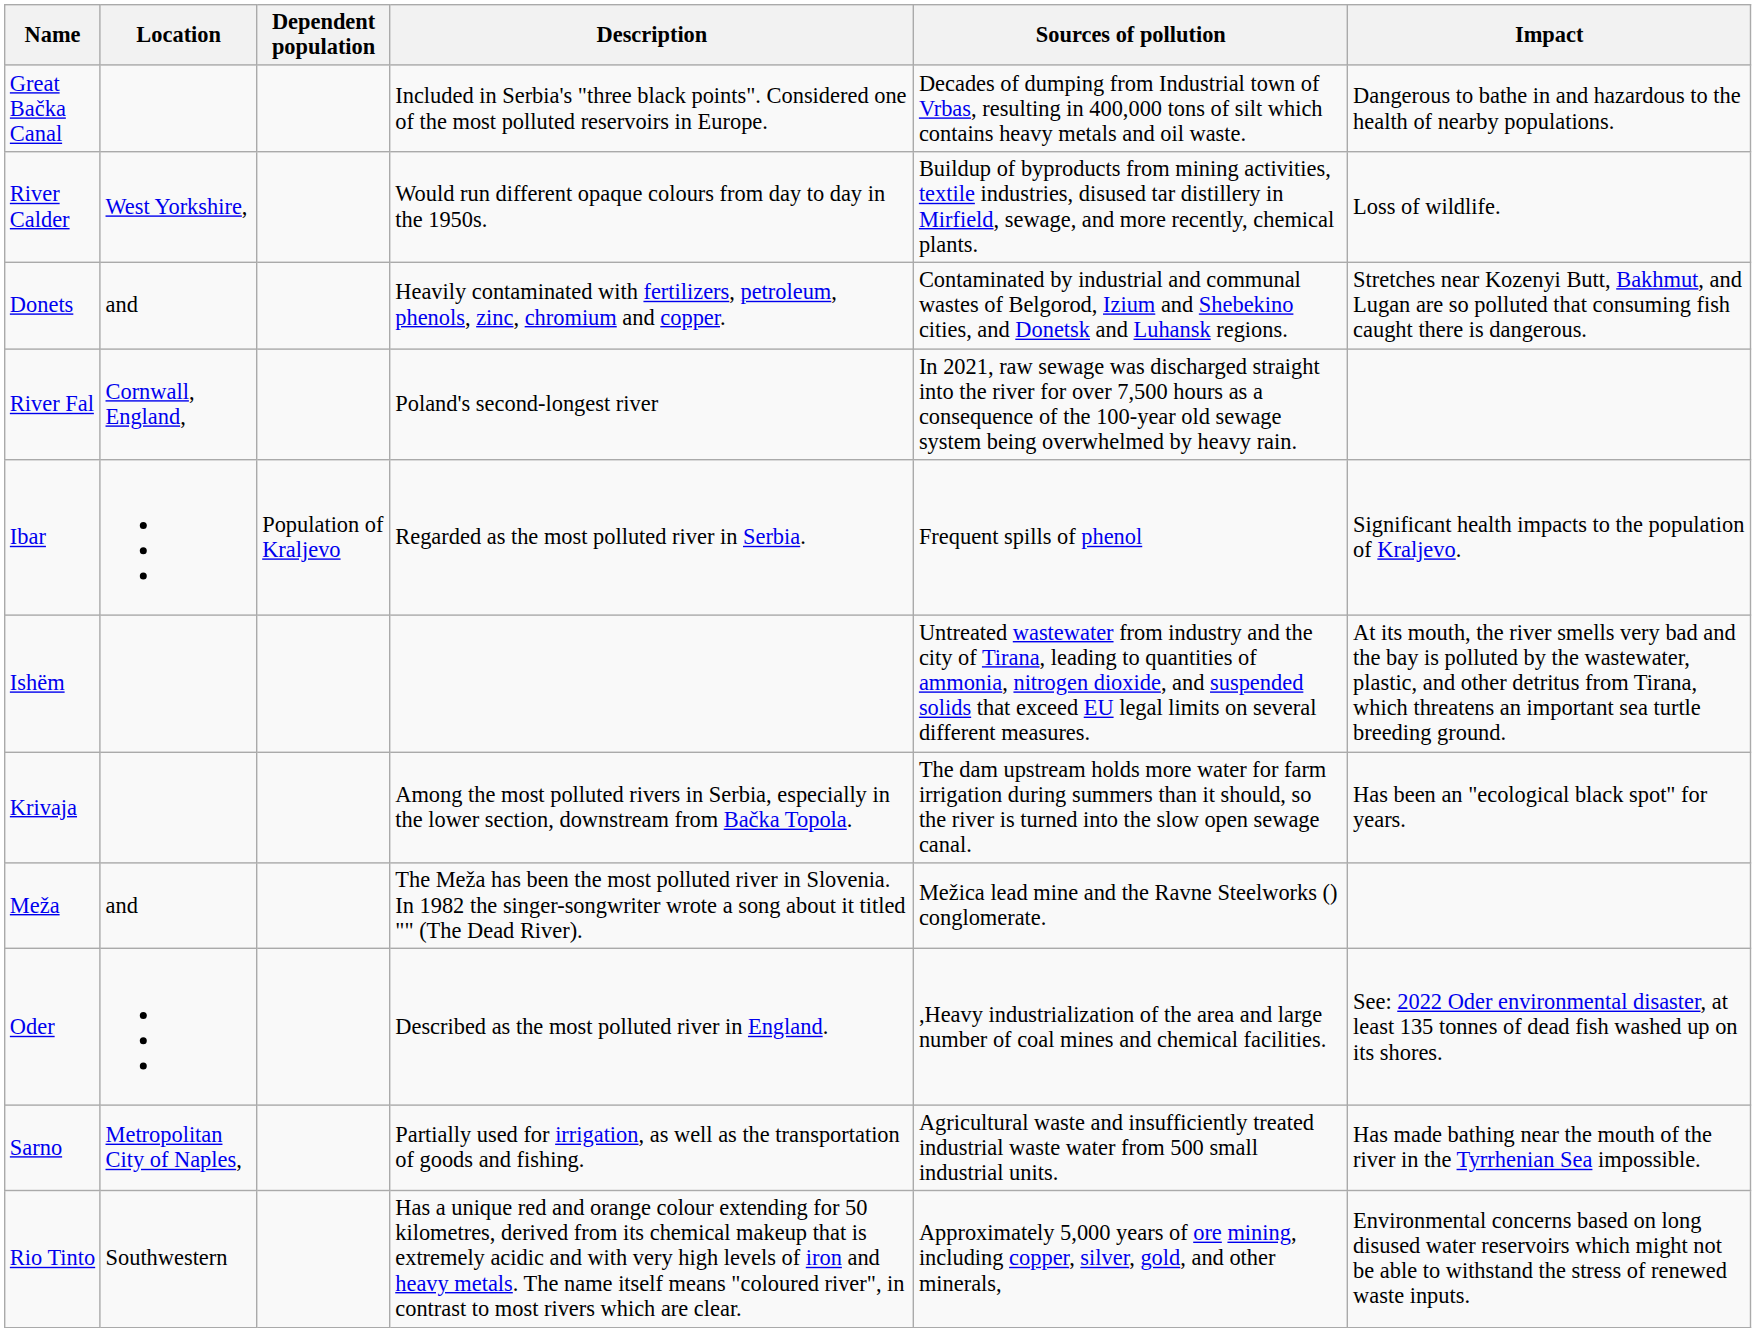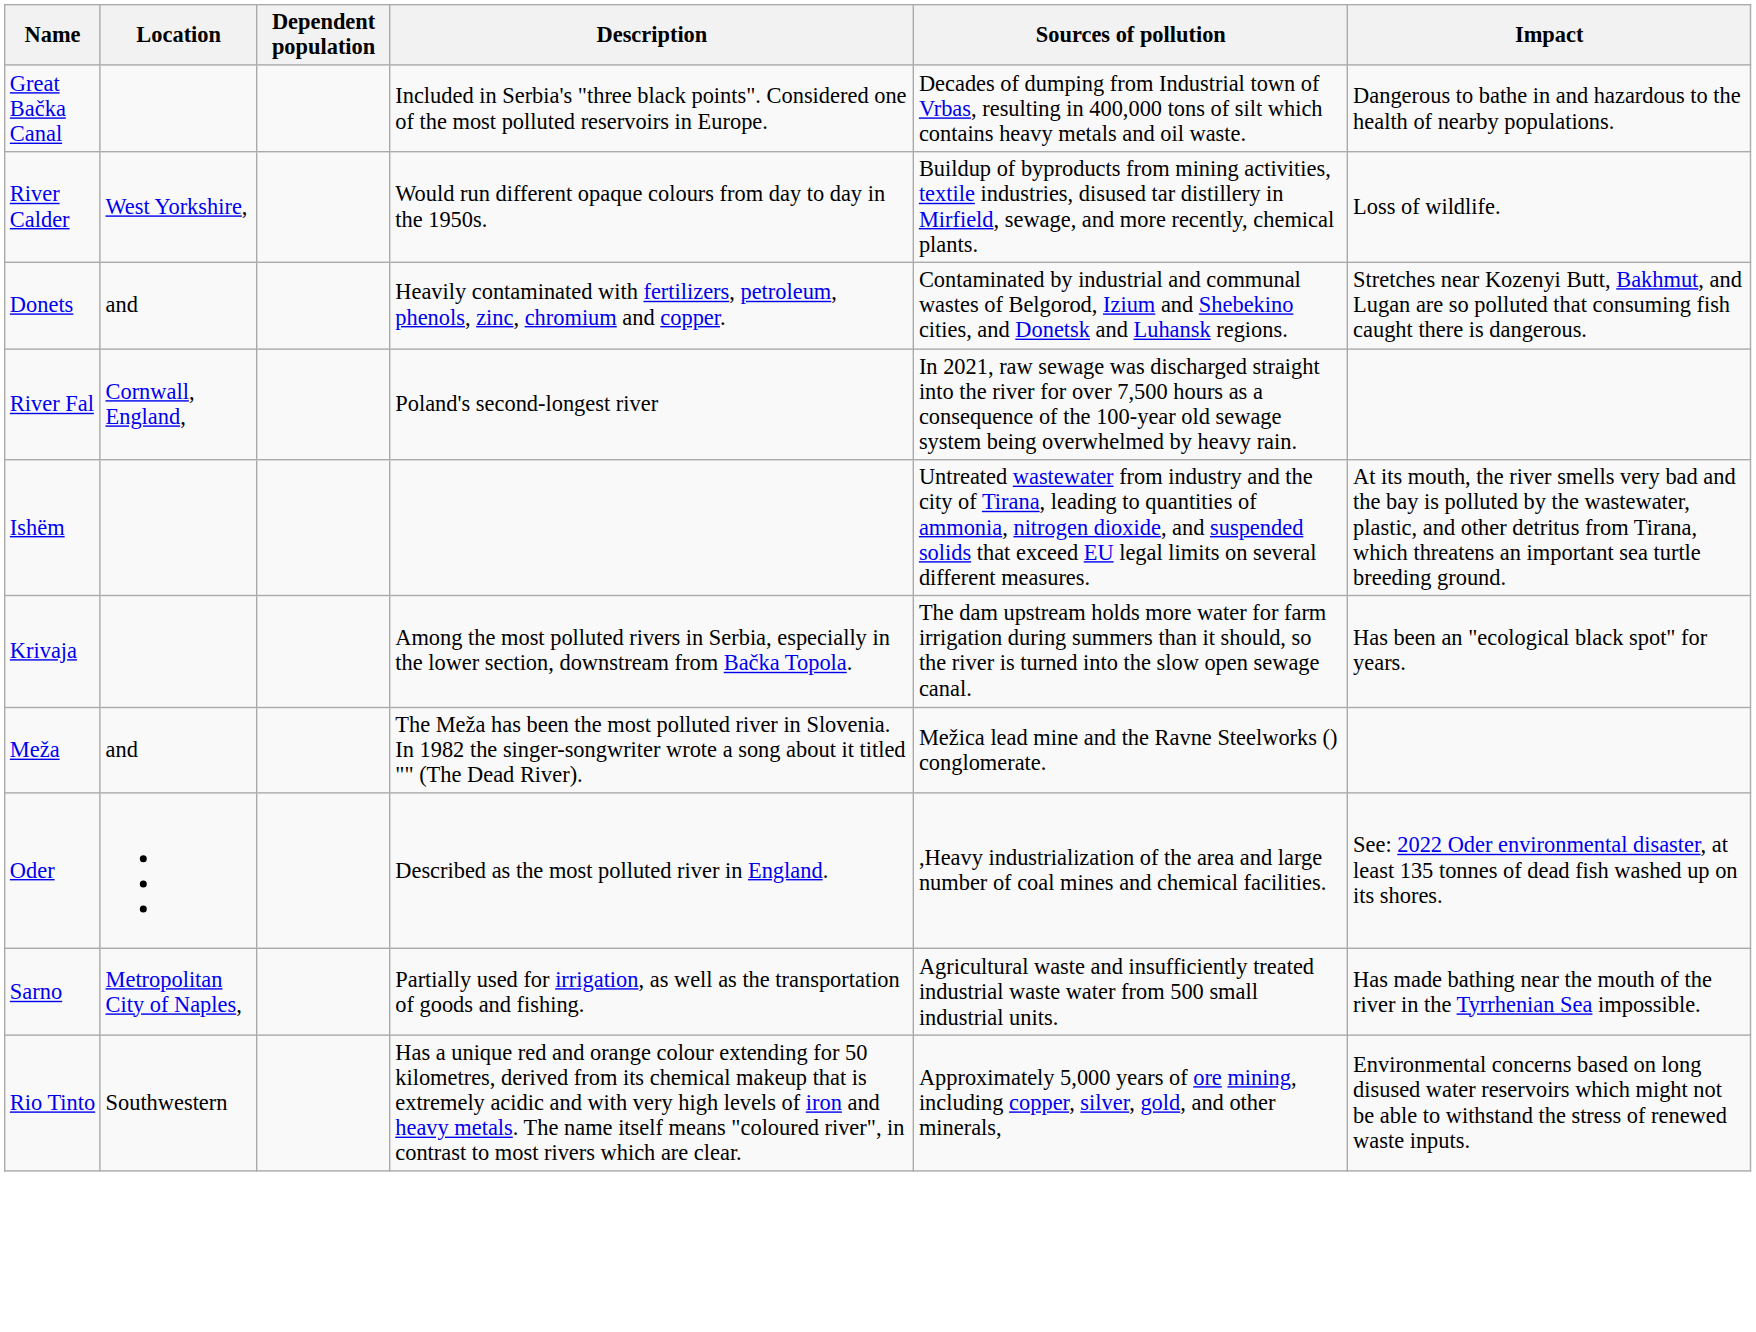- row: (28, 537)
